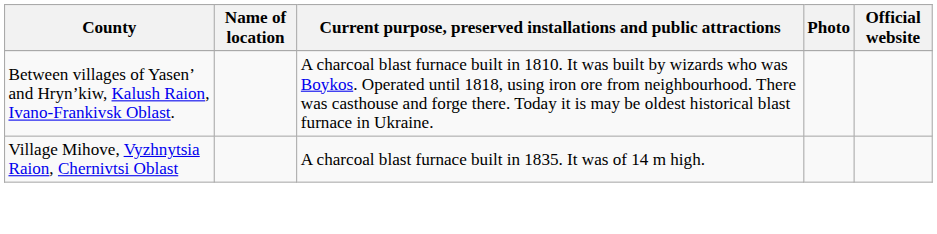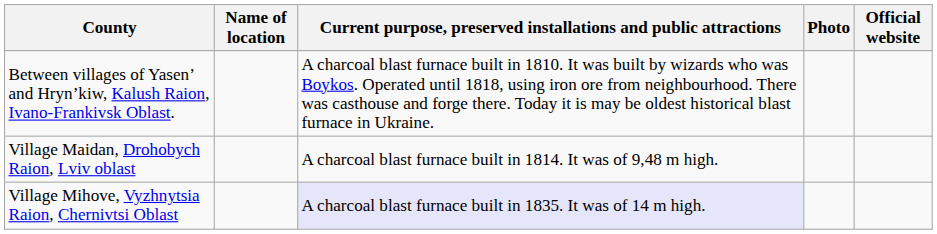+ row: (104, 159)
(503, 159) no background -> (503, 205) lavender background
